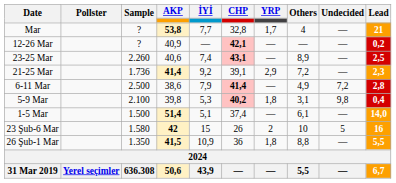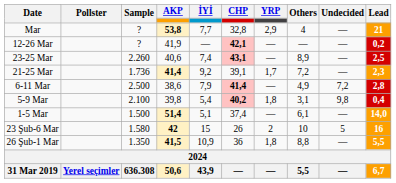(271, 29) 1,7 -> (271, 29) 2,9
(173, 43) 40,9 -> (173, 43) 41,9
(271, 71) 2,9 -> (271, 71) 1,7
(206, 100) 5,3 -> (206, 100) 5,4
